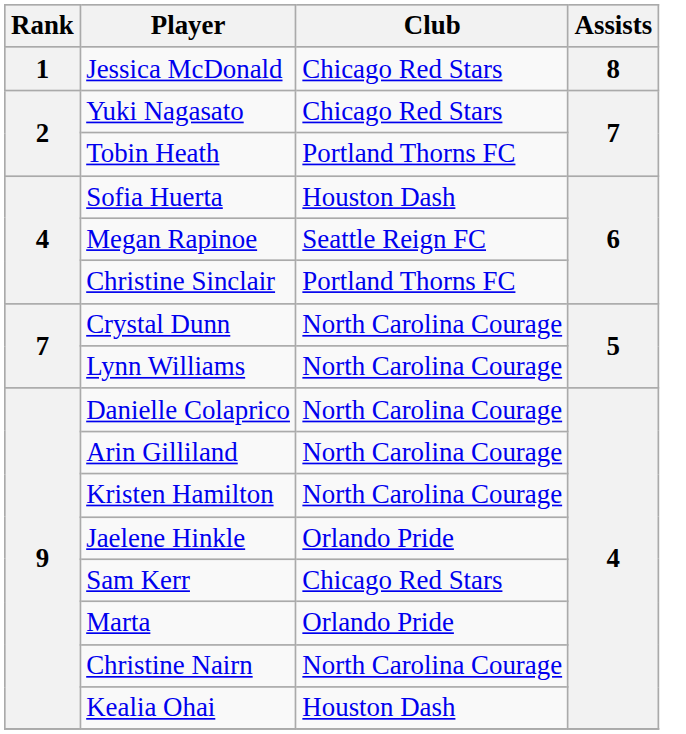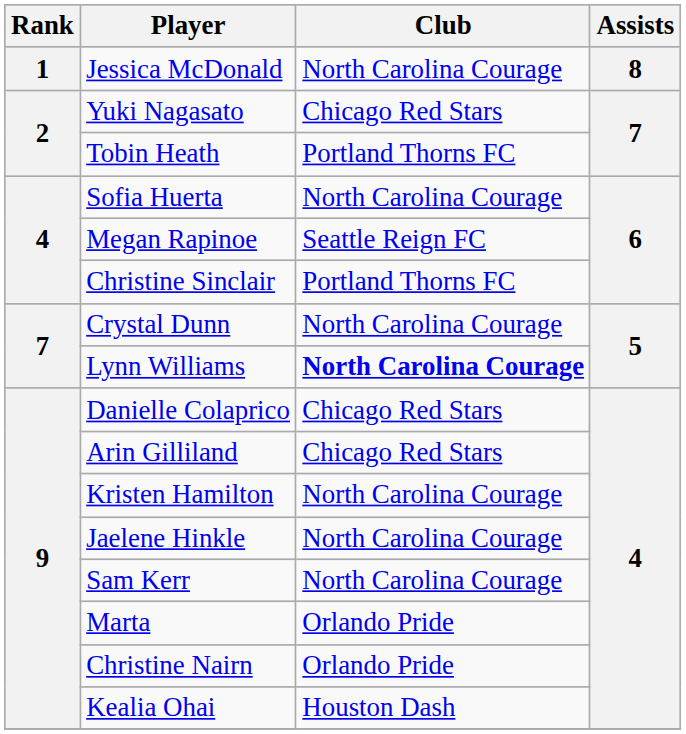(402, 68) Chicago Red Stars -> (432, 68) North Carolina Courage
(379, 196) Houston Dash -> (432, 196) North Carolina Courage
(432, 366) normal -> (443, 366) bold
(432, 409) North Carolina Courage -> (402, 409) Chicago Red Stars
(432, 452) North Carolina Courage -> (402, 452) Chicago Red Stars
(378, 537) Orlando Pride -> (432, 537) North Carolina Courage
(402, 580) Chicago Red Stars -> (432, 580) North Carolina Courage
(432, 665) North Carolina Courage -> (378, 665) Orlando Pride
